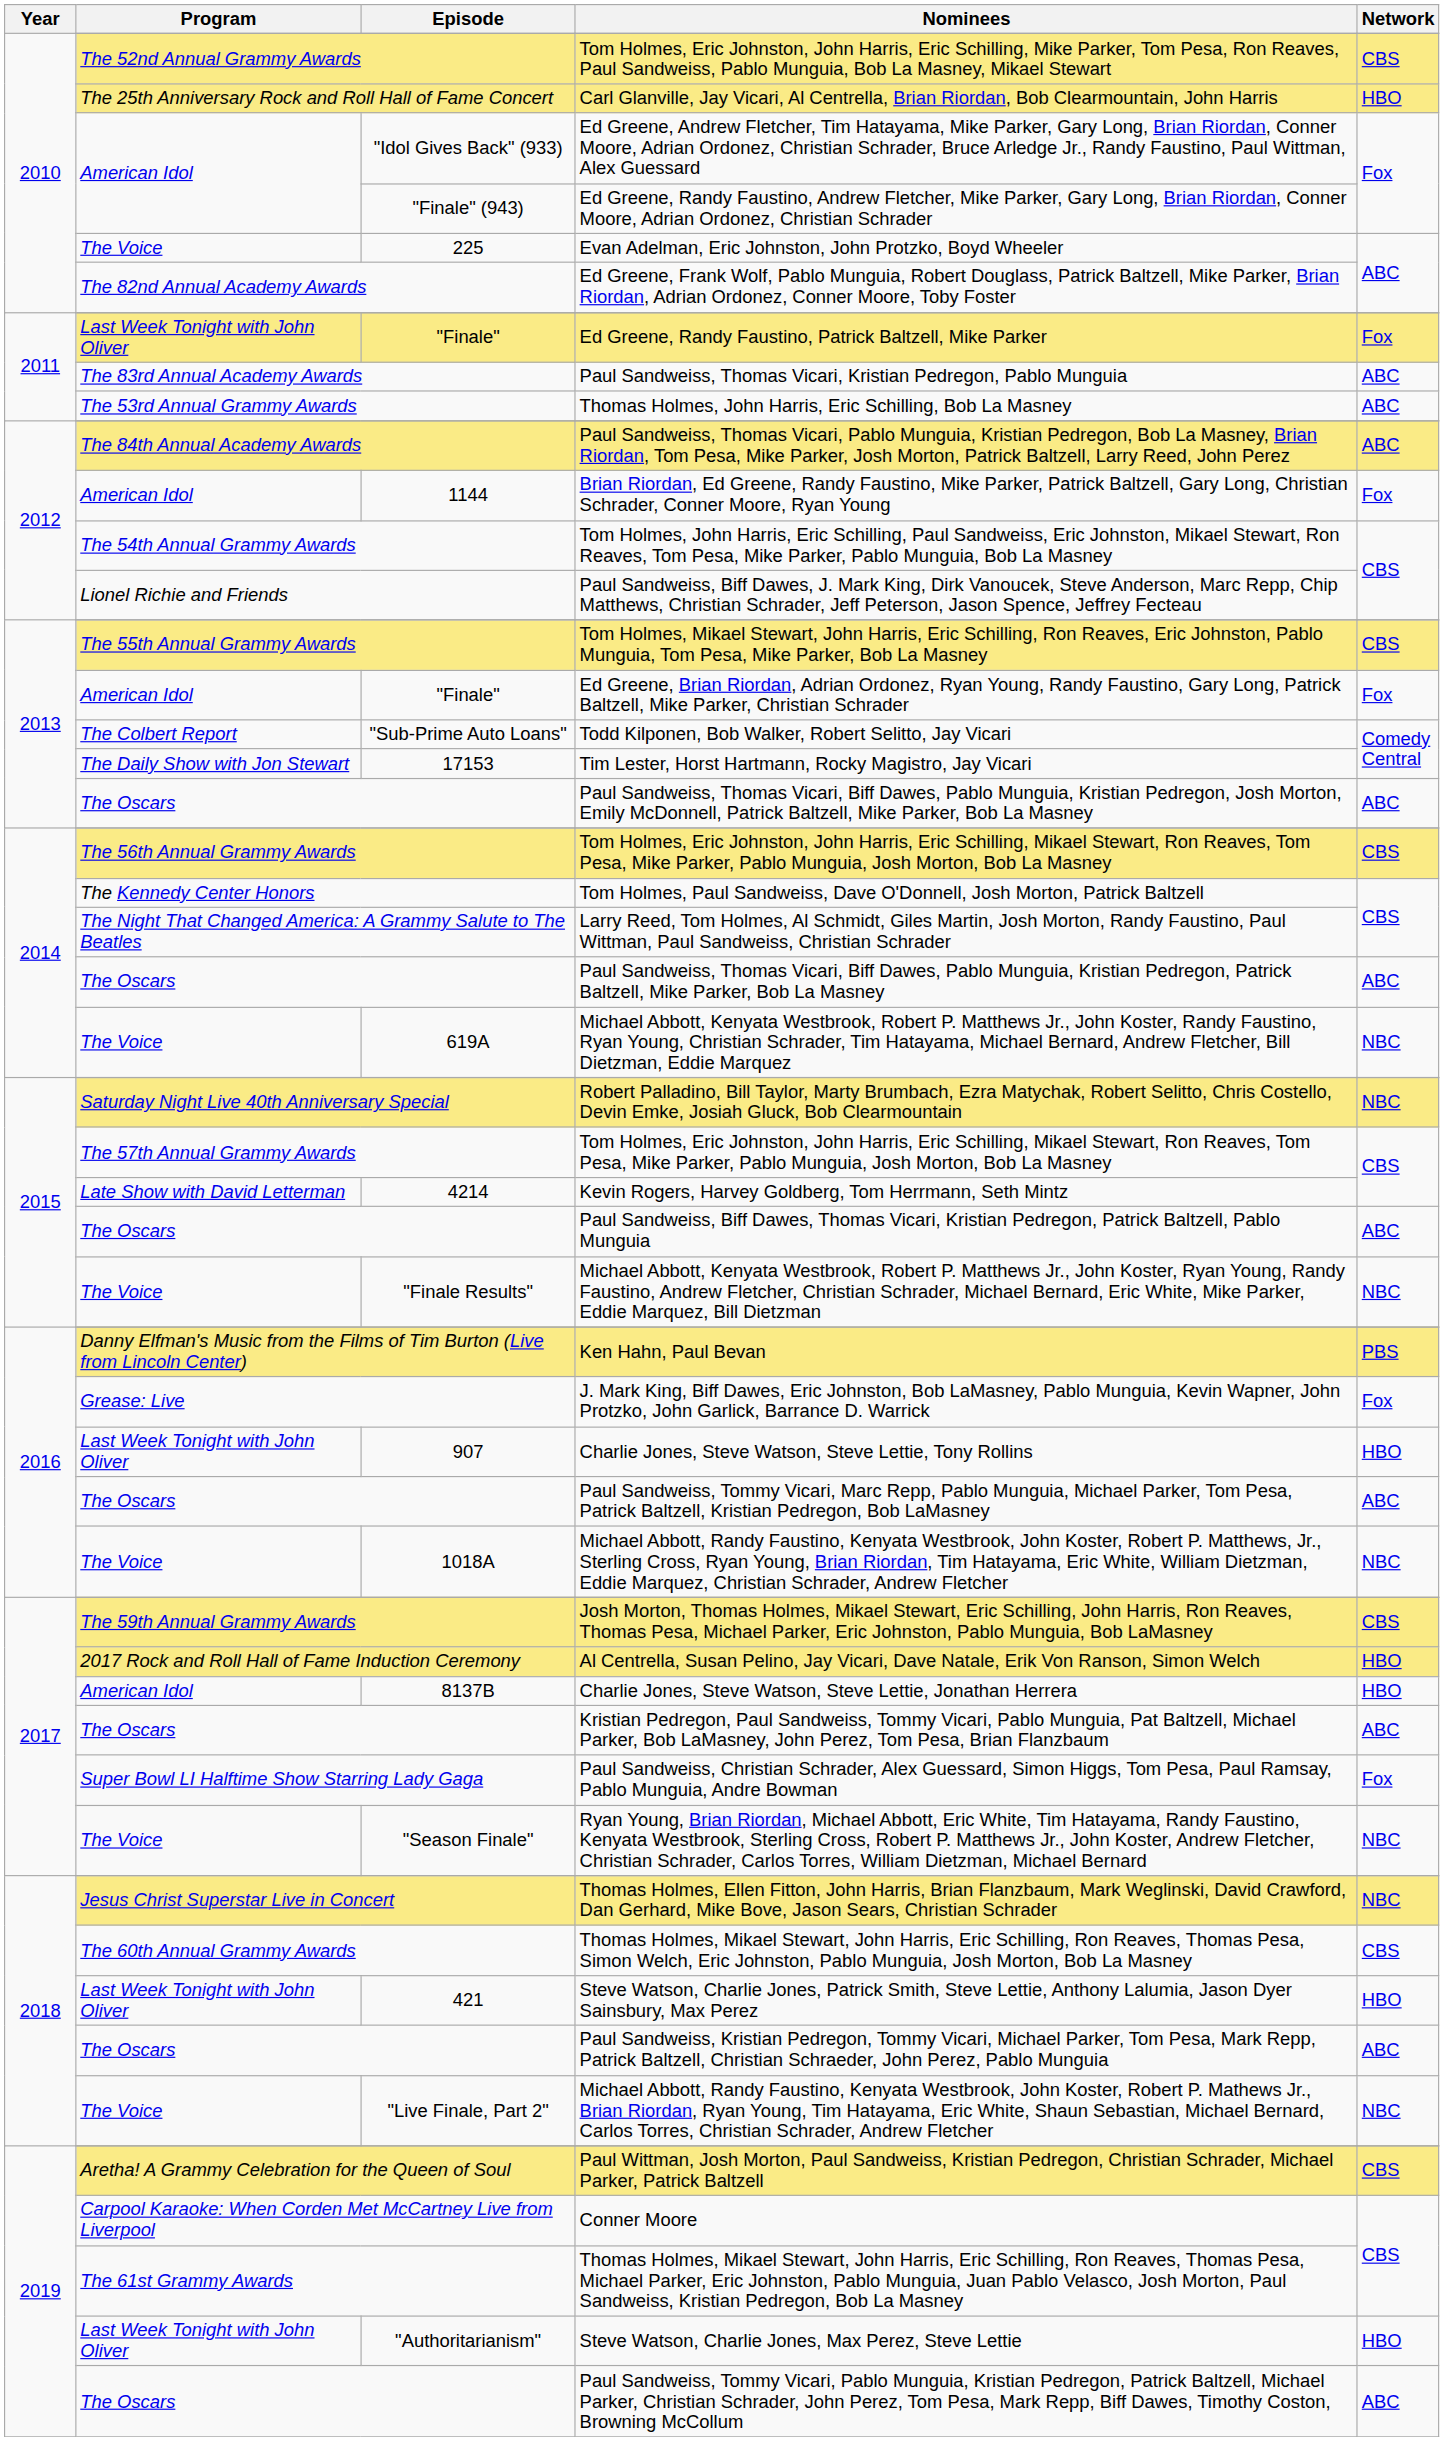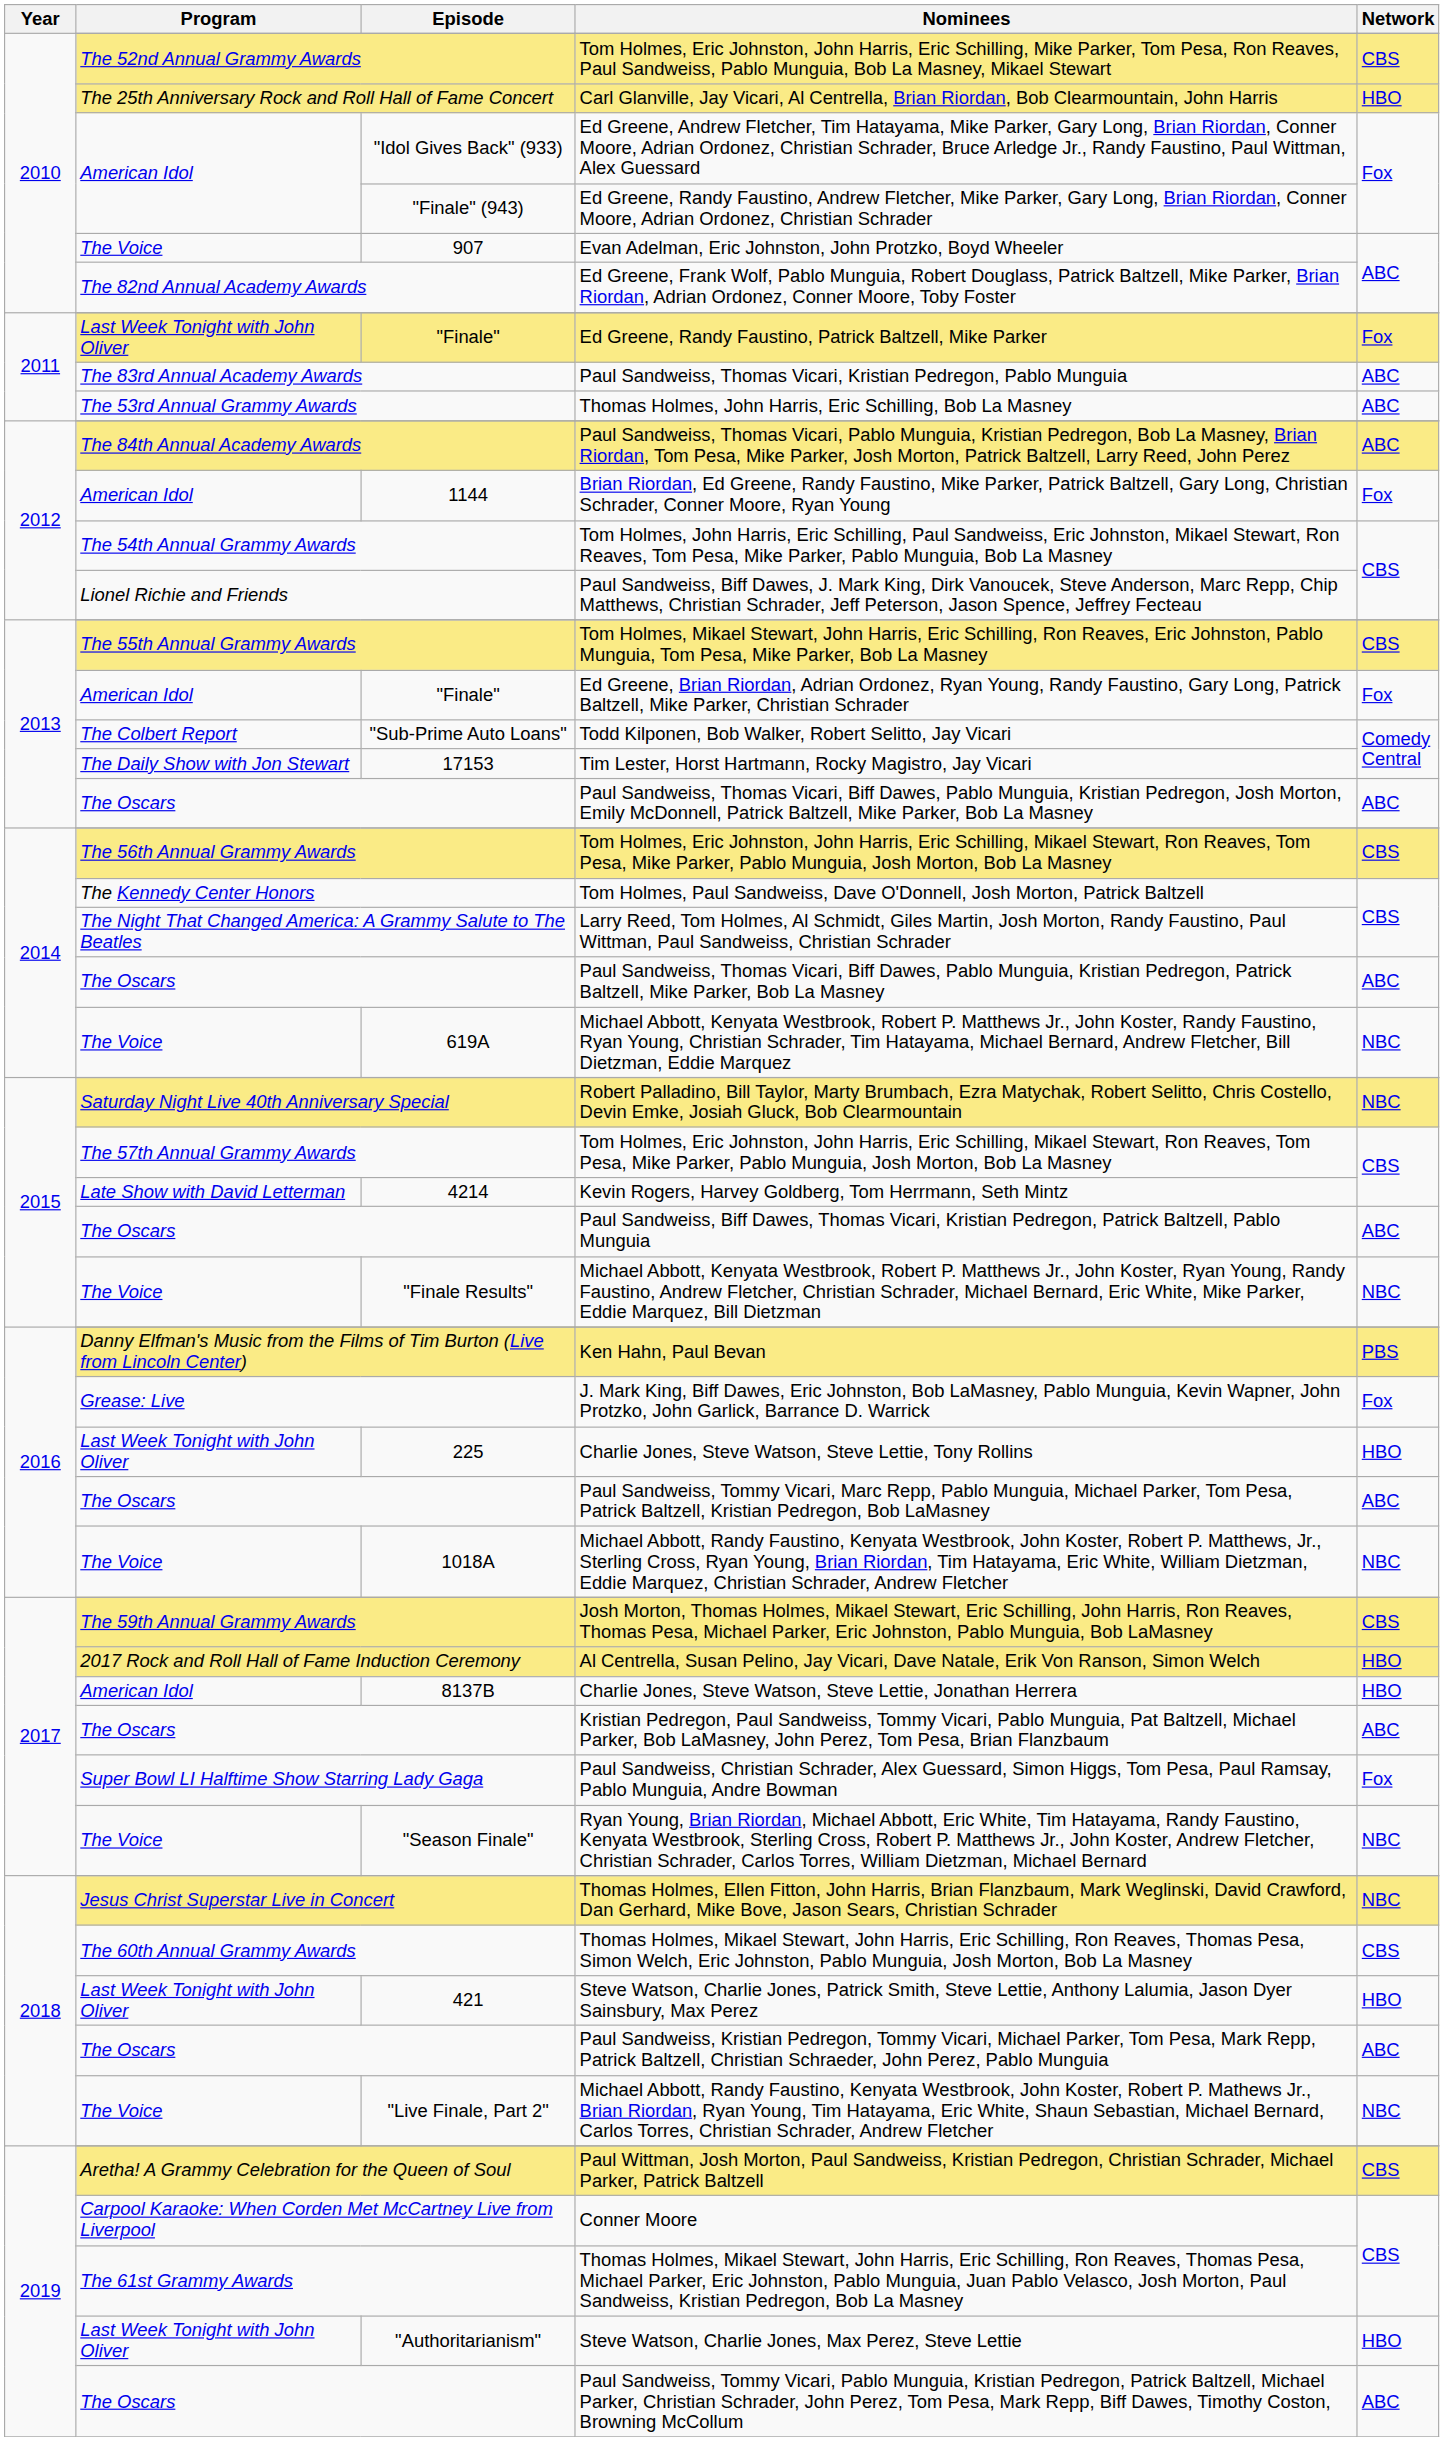(468, 247) 225 -> (468, 247) 907
(468, 1451) 907 -> (468, 1451) 225
